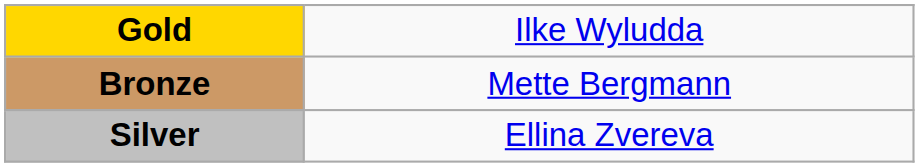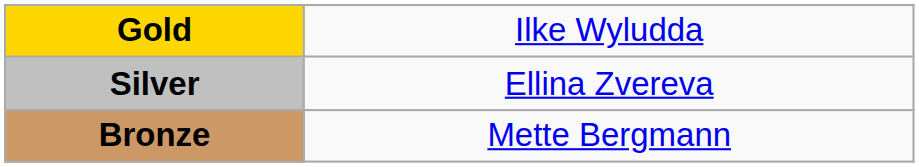rows swapped: (155, 135) <-> (155, 82)
